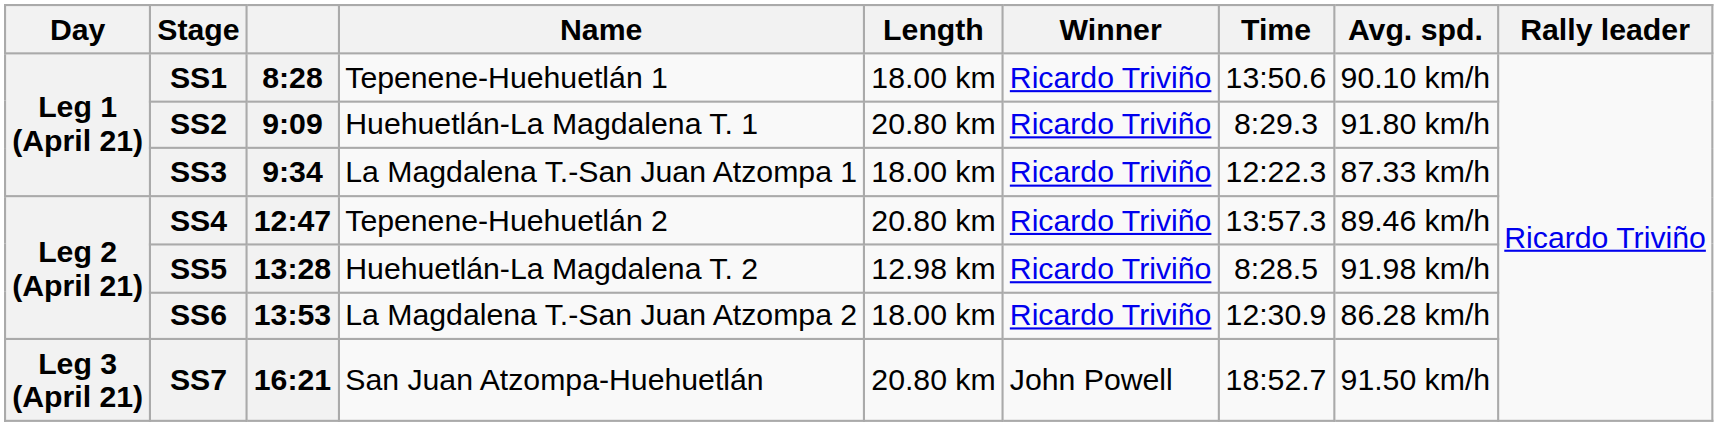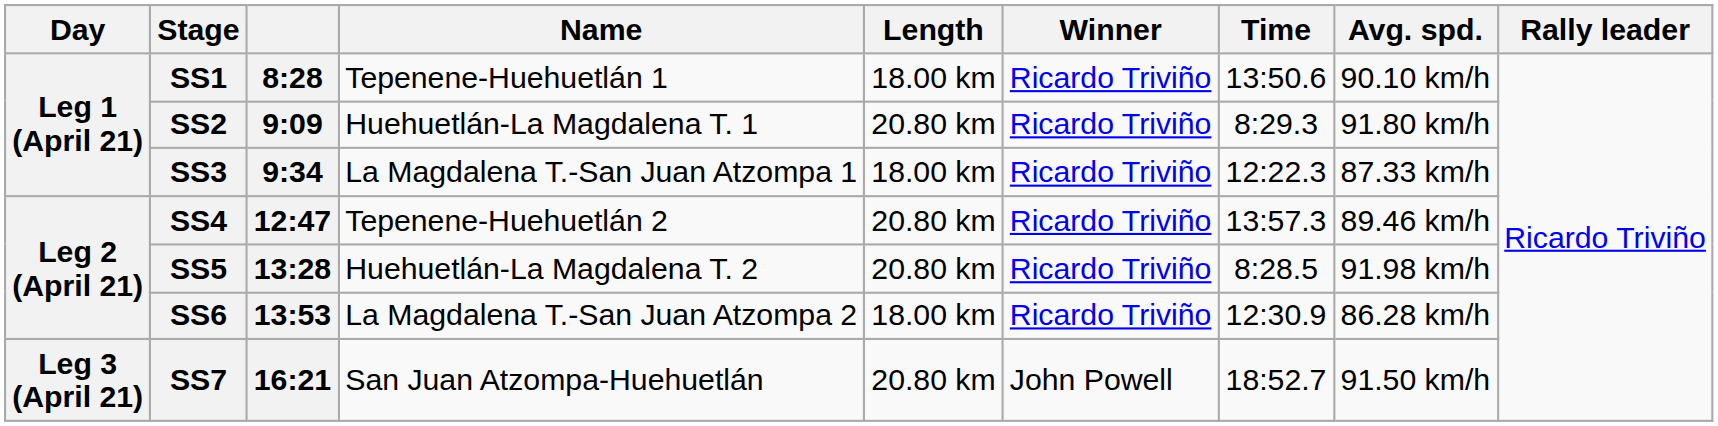(933, 268) 12.98 km -> (933, 268) 20.80 km
